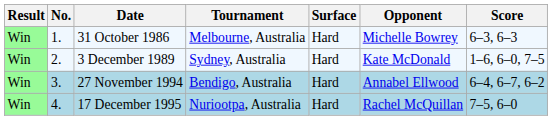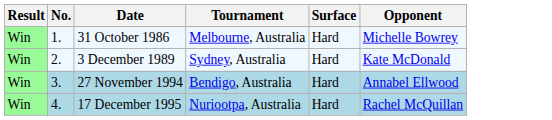- column: (507, 15)
